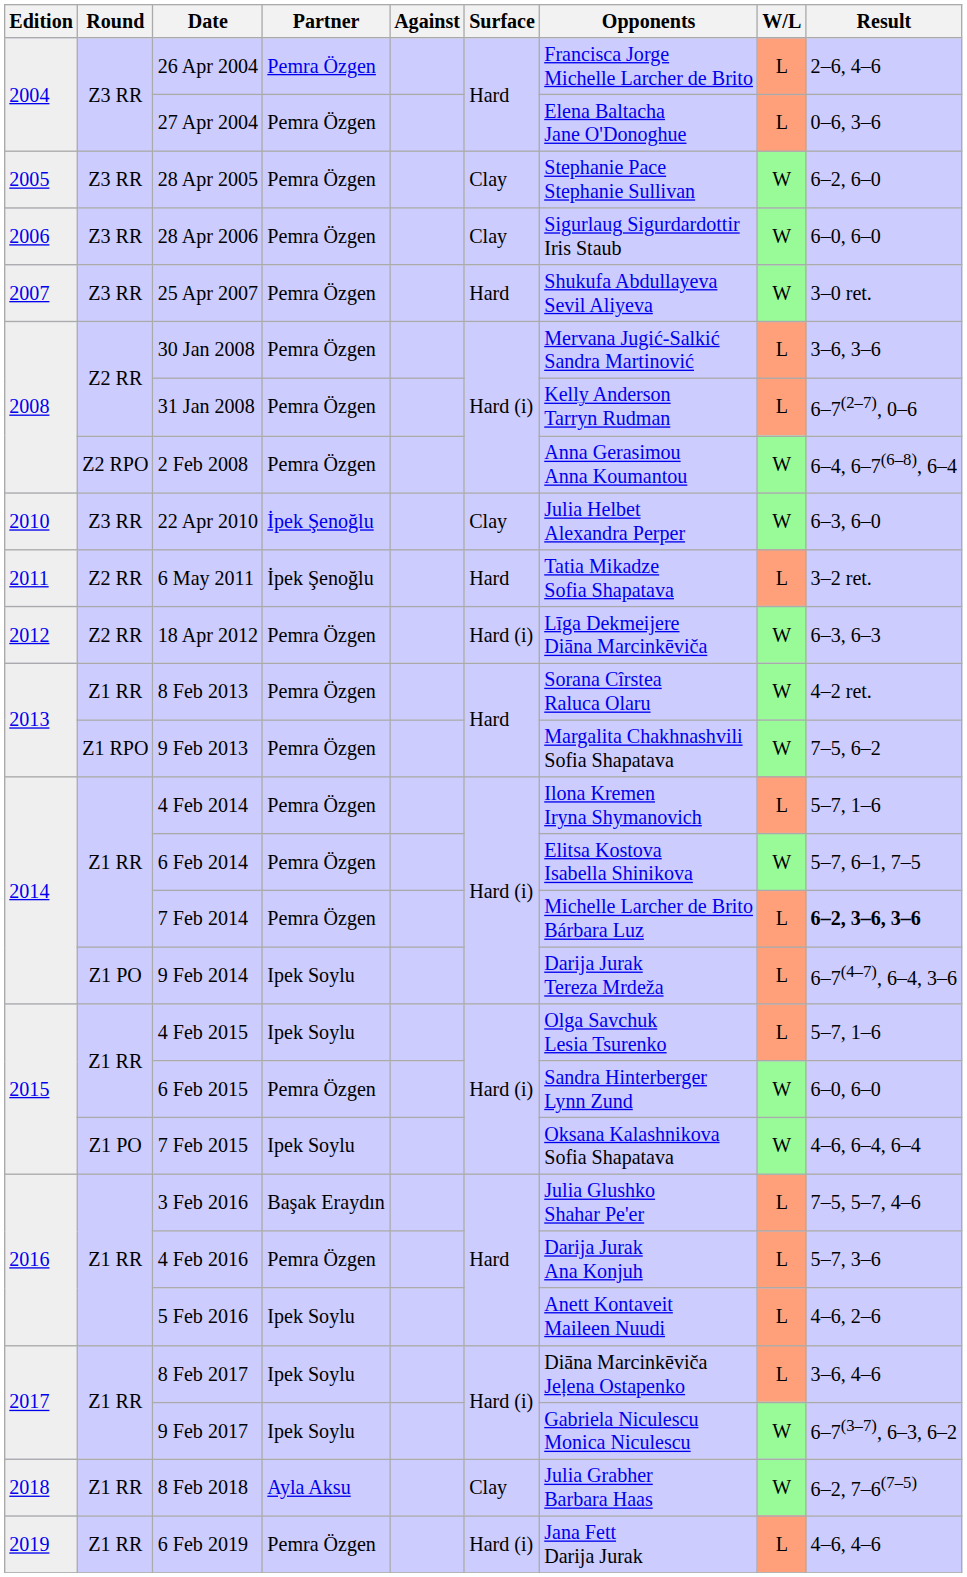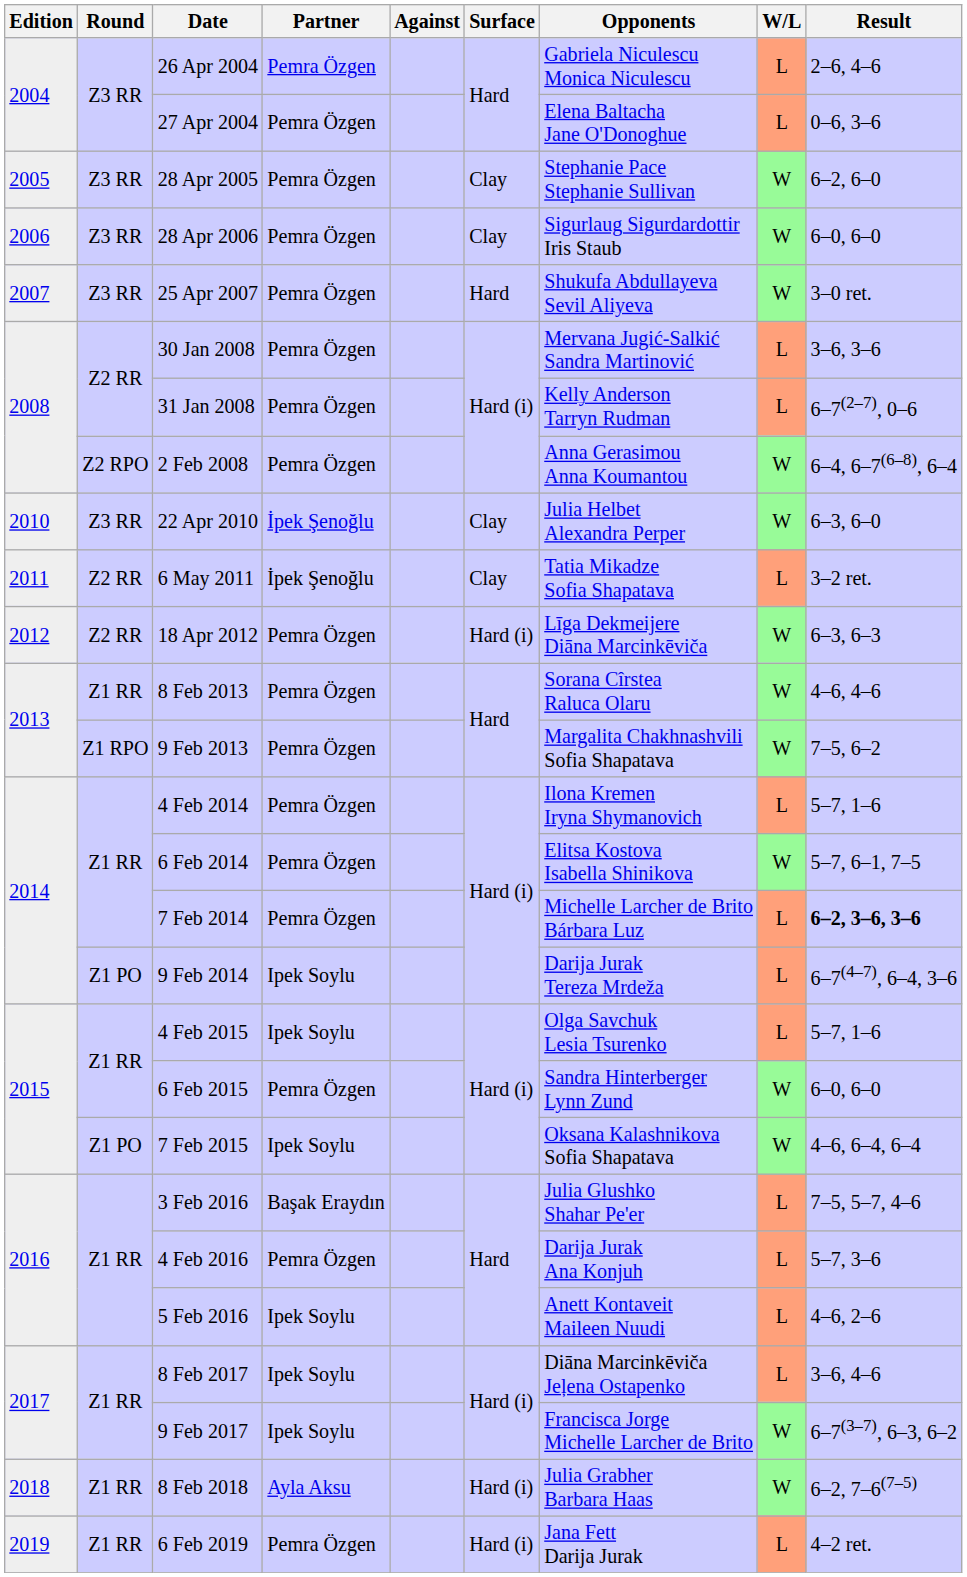(649, 66) Francisca Jorge Michelle Larcher de Brito -> (621, 66) Gabriela Niculescu Monica Niculescu
(489, 577) Hard -> (488, 577) Clay
(841, 691) 4–2 ret. -> (846, 691) 4–6, 4–6
(621, 1430) Gabriela Niculescu Monica Niculescu -> (649, 1430) Francisca Jorge Michelle Larcher de Brito
(488, 1487) Clay -> (501, 1487) Hard (i)
(846, 1544) 4–6, 4–6 -> (841, 1544) 4–2 ret.
